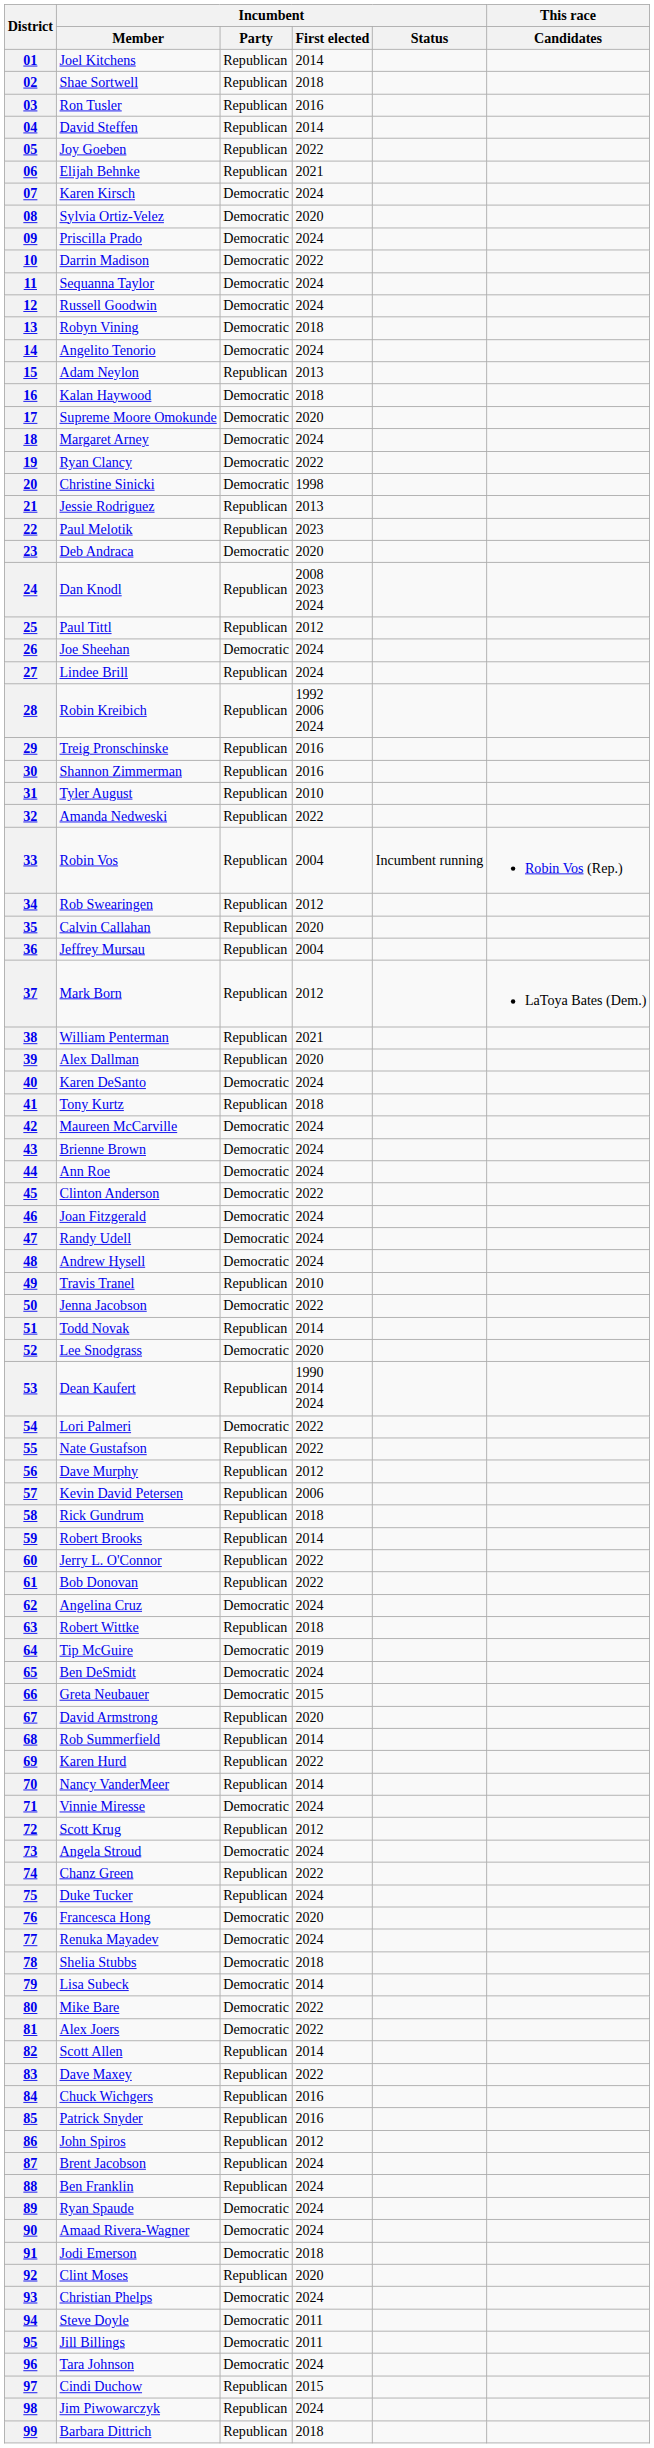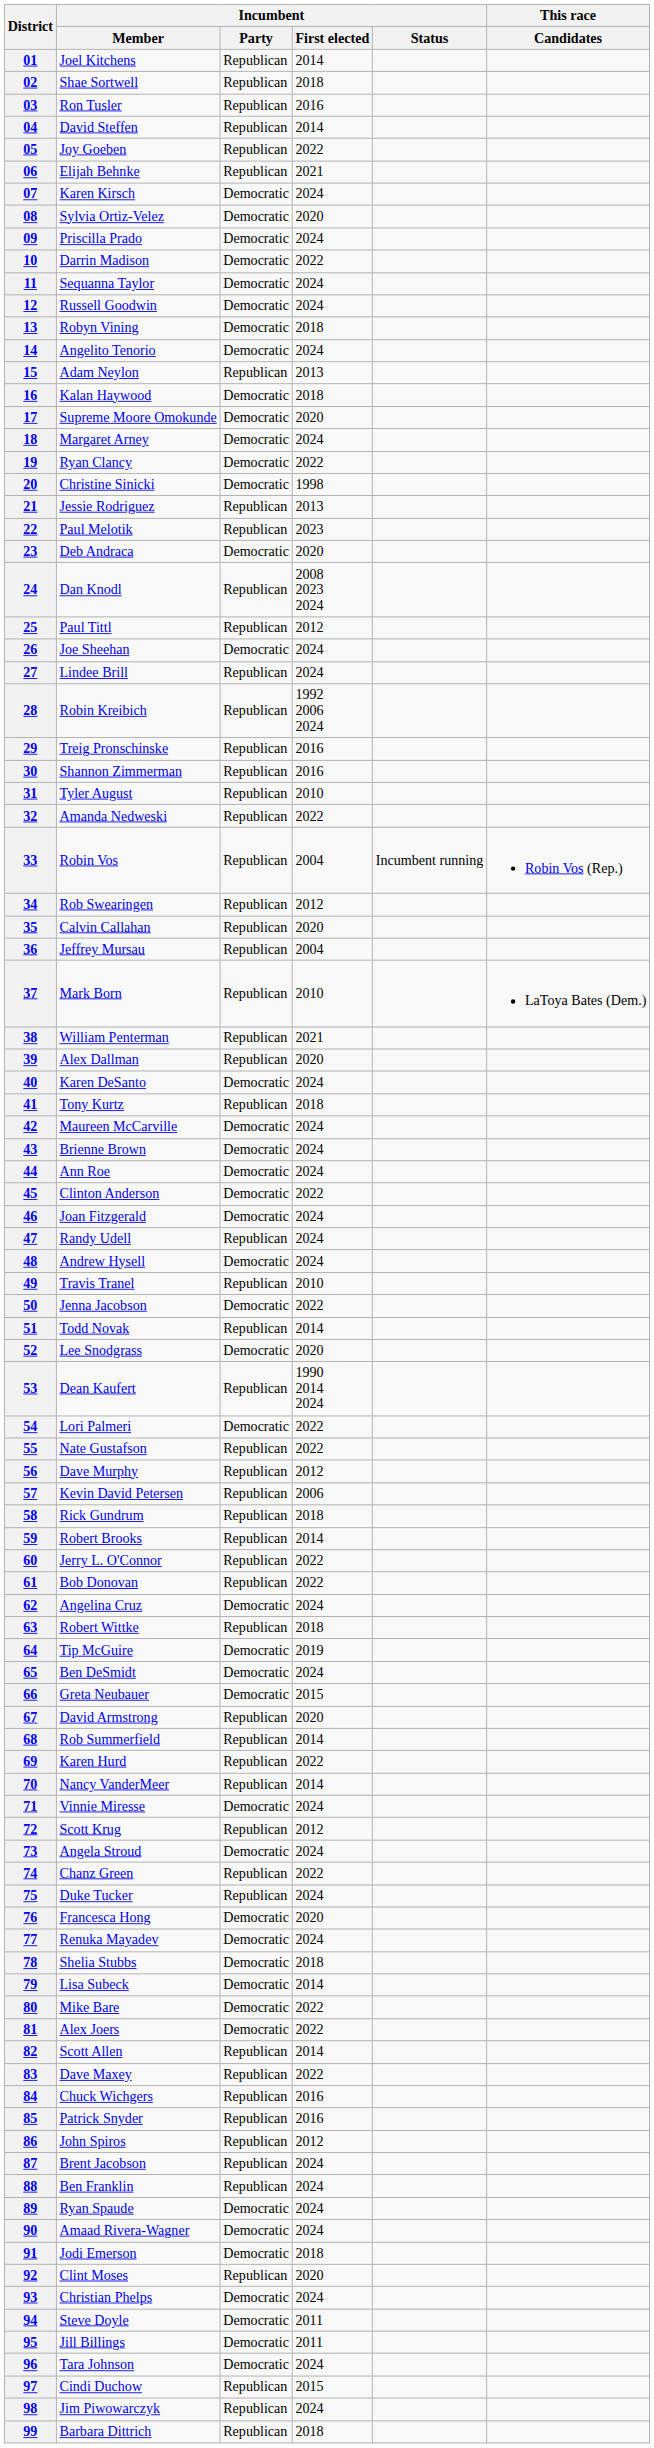(309, 993) 2012 -> (309, 993) 2010
(256, 1238) Democratic -> (255, 1238) Republican
